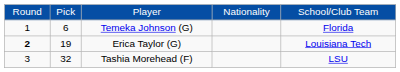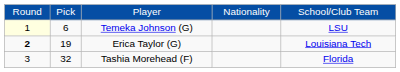(27, 28) no background -> (27, 28) lightyellow background
(338, 28) Florida -> (338, 28) LSU
(338, 59) LSU -> (338, 59) Florida
